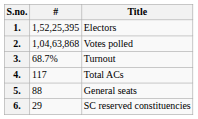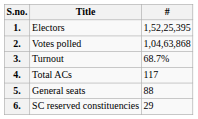columns swapped: (137, 12) <-> (56, 12)
